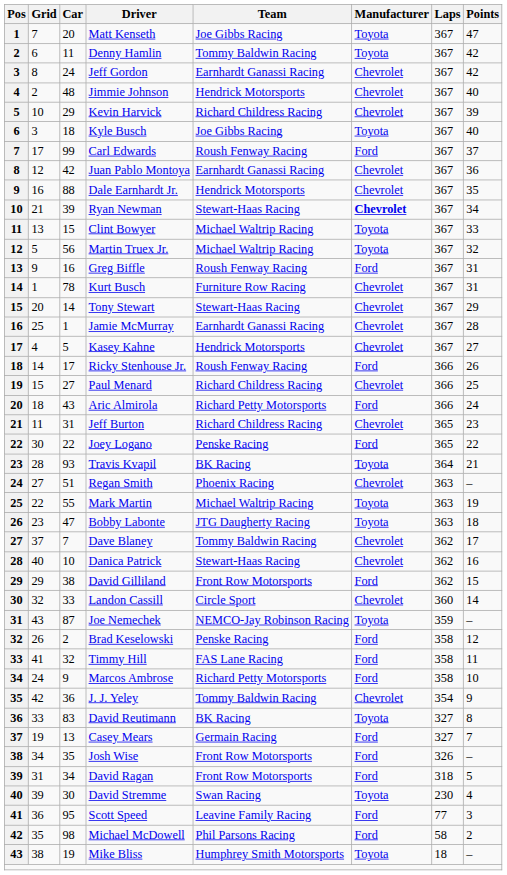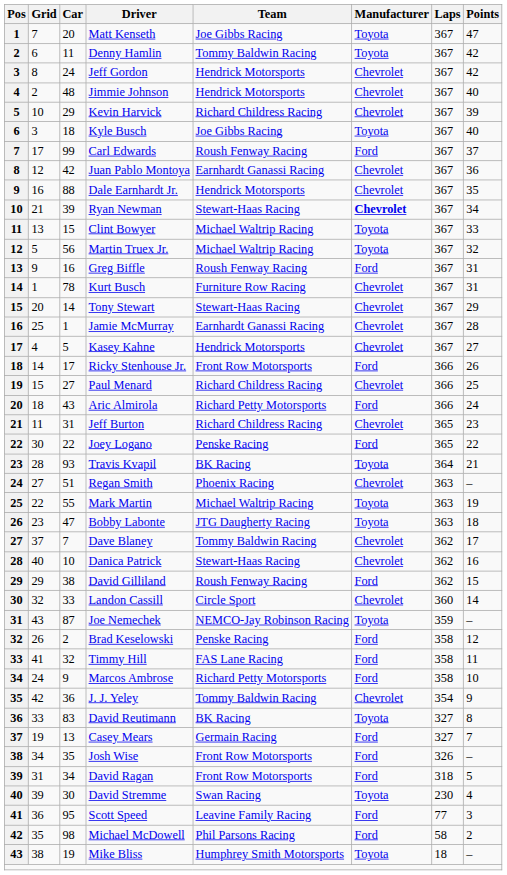(260, 72) Earnhardt Ganassi Racing -> (250, 72) Hendrick Motorsports
(251, 365) Roush Fenway Racing -> (254, 365) Front Row Motorsports
(254, 580) Front Row Motorsports -> (251, 580) Roush Fenway Racing
